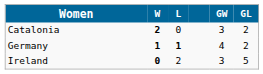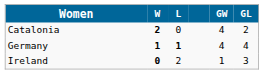(222, 30) 3 -> (222, 30) 4
(246, 46) 2 -> (246, 46) 4
(222, 61) 3 -> (222, 61) 1
(246, 61) 5 -> (246, 61) 3
